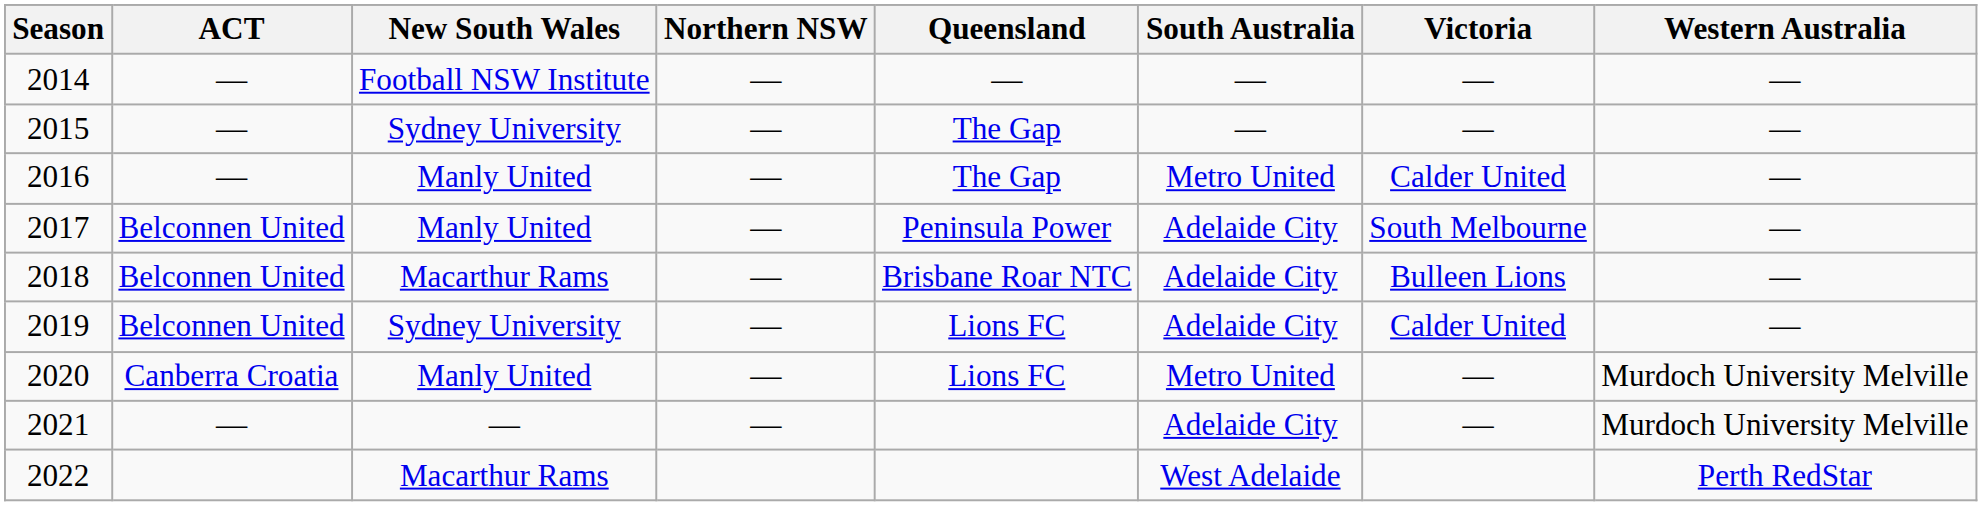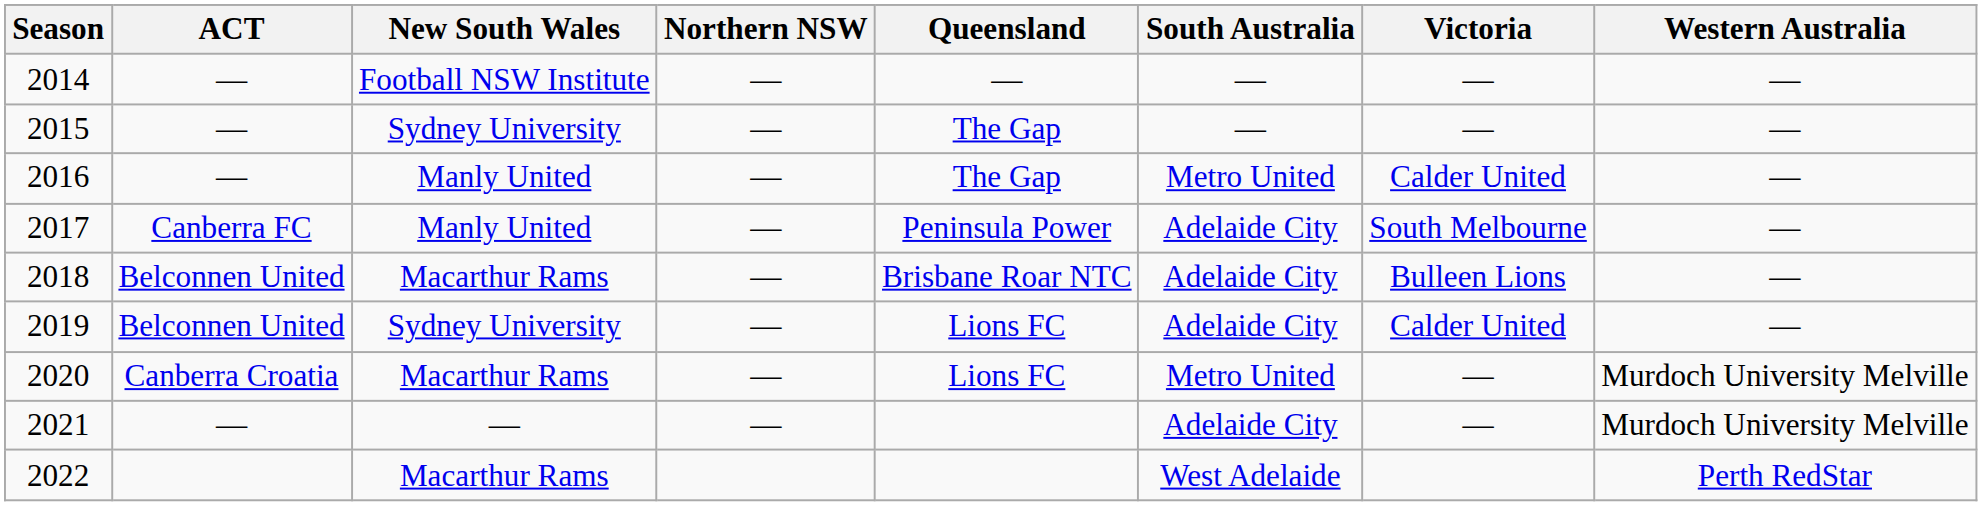(232, 227) Belconnen United -> (231, 227) Canberra FC
(504, 375) Manly United -> (504, 375) Macarthur Rams
